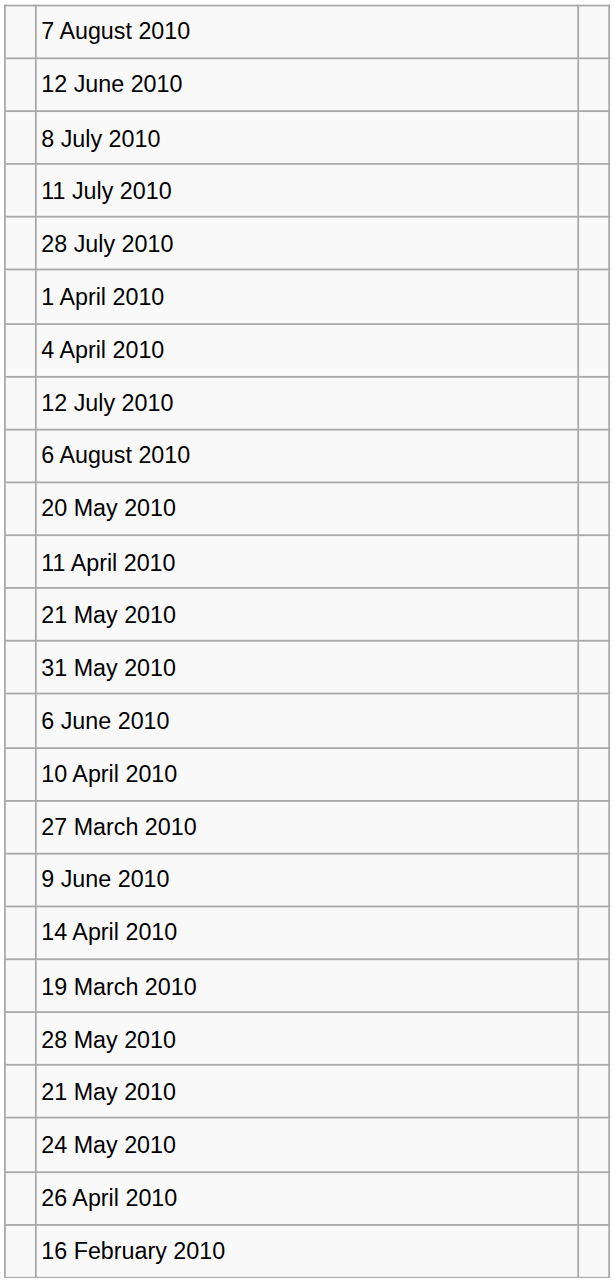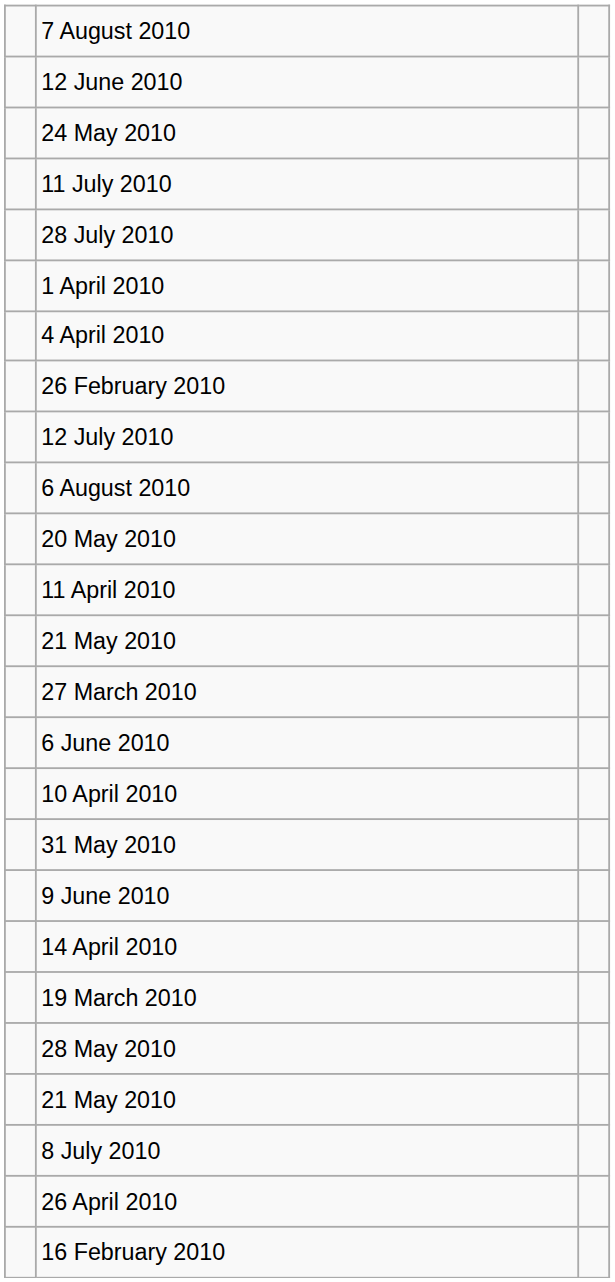rows swapped: (20, 138) <-> (20, 1145)
+ row: (20, 387)
rows swapped: (20, 668) <-> (20, 827)
